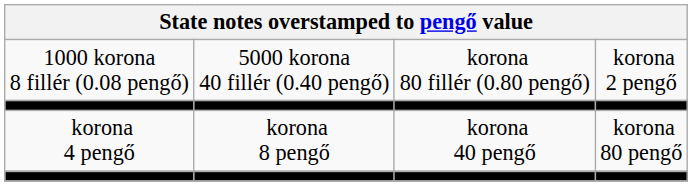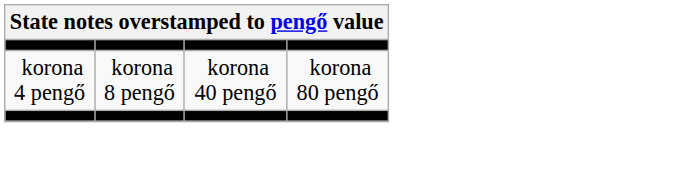- row: (99, 69)
